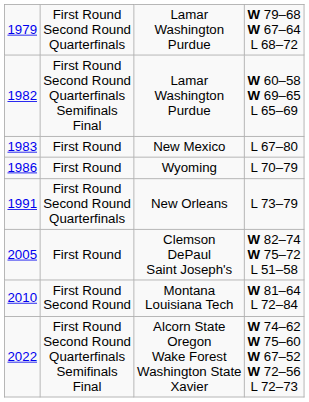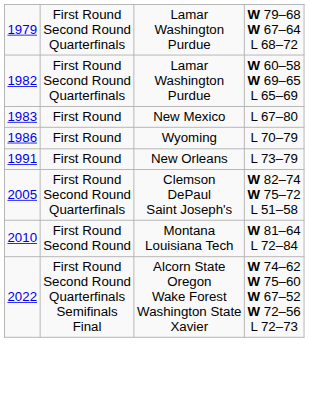(87, 95) First Round Second Round Quarterfinals Semifinals Final -> (87, 80) First Round Second Round Quarterfinals
(87, 203) First Round Second Round Quarterfinals -> (87, 159) First Round
(87, 254) First Round -> (87, 195) First Round Second Round Quarterfinals
